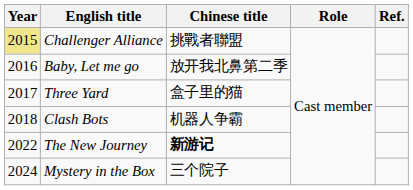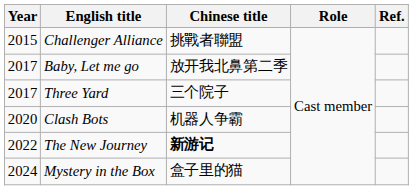(23, 40) khaki background -> (23, 40) no background
(23, 67) 2016 -> (23, 67) 2017
(206, 92) 盒子里的猫 -> (199, 92) 三个院子
(23, 119) 2018 -> (23, 119) 2020
(199, 170) 三个院子 -> (206, 170) 盒子里的猫
